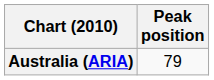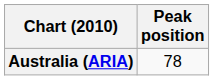(173, 61) 79 -> (173, 61) 78
